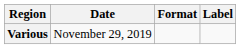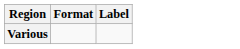- column: (103, 14)
